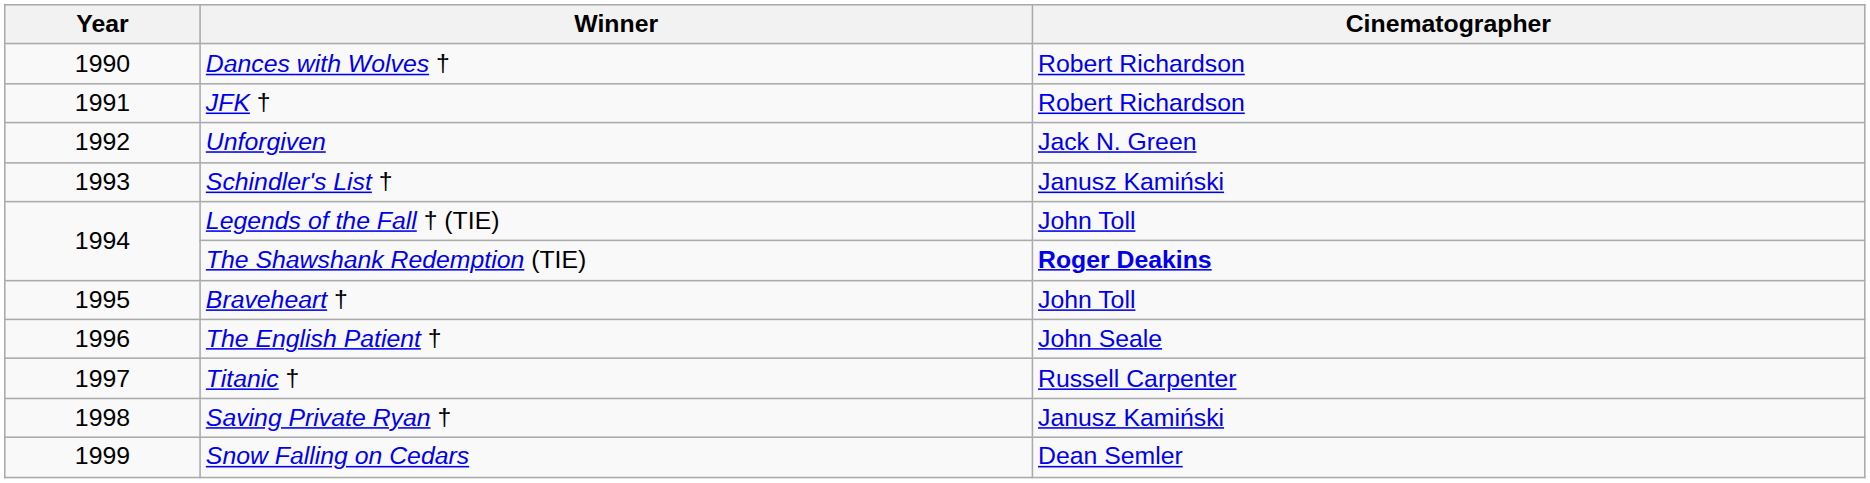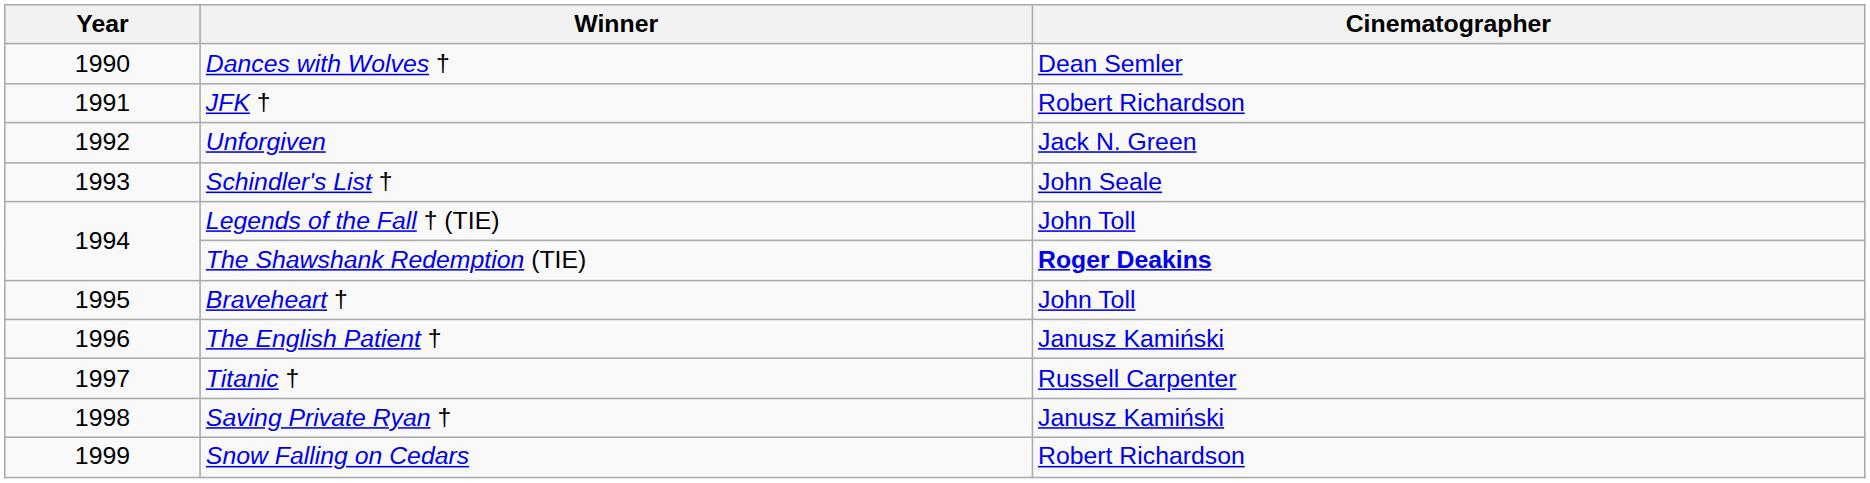(1141, 63) Robert Richardson -> (1110, 63) Dean Semler
(1131, 181) Janusz Kamiński -> (1100, 181) John Seale
(1100, 338) John Seale -> (1131, 338) Janusz Kamiński
(1110, 456) Dean Semler -> (1141, 456) Robert Richardson
